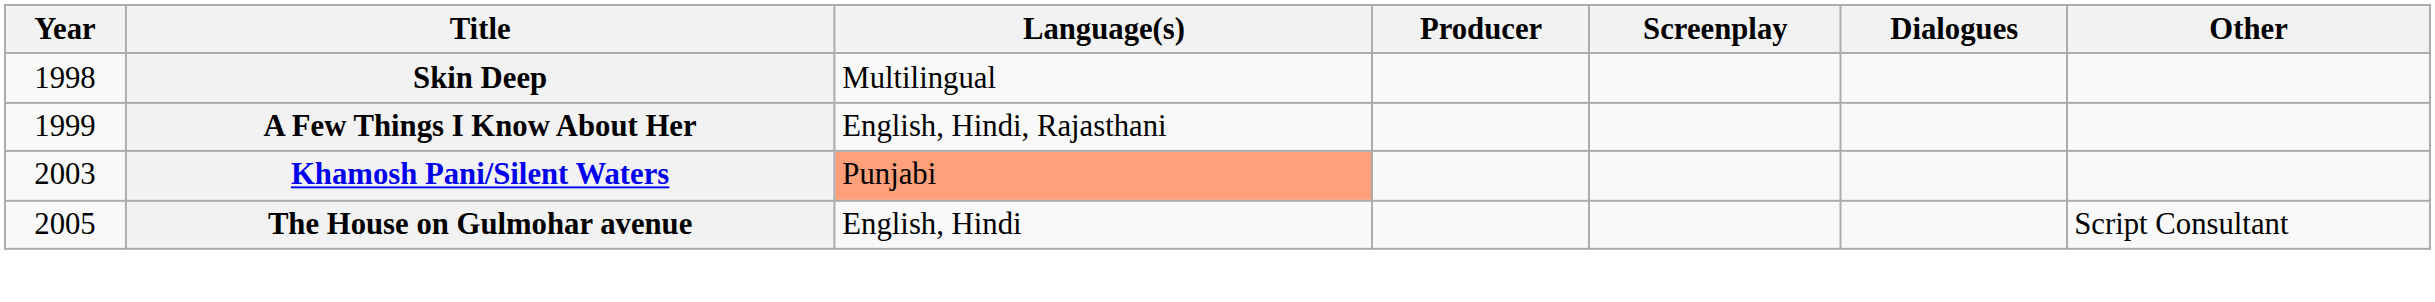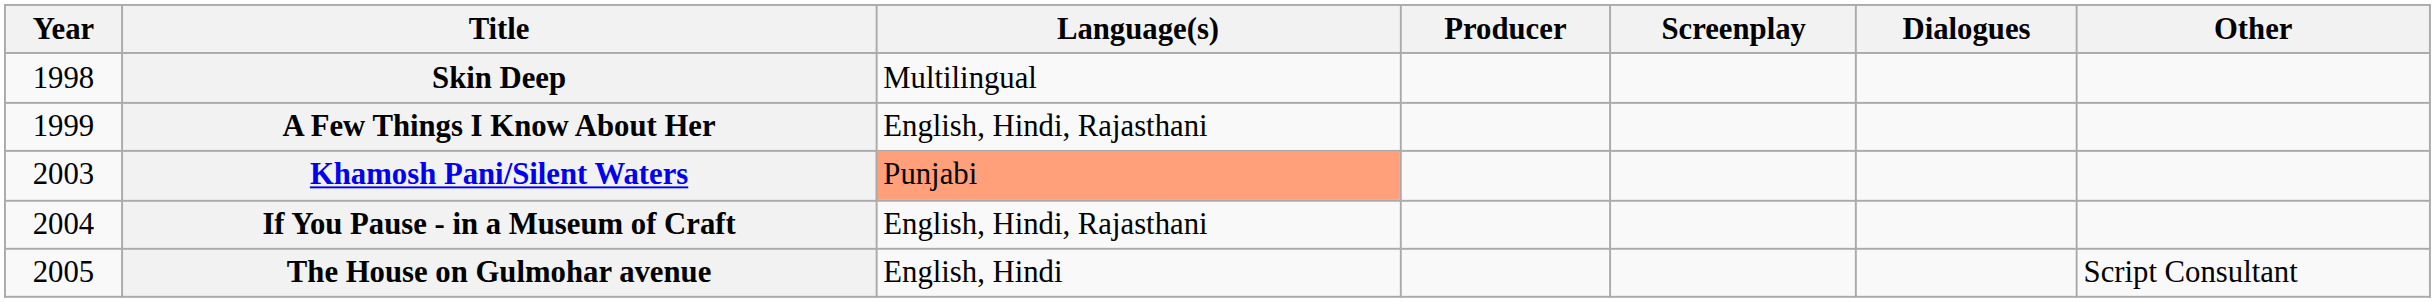+ row: (499, 223)
